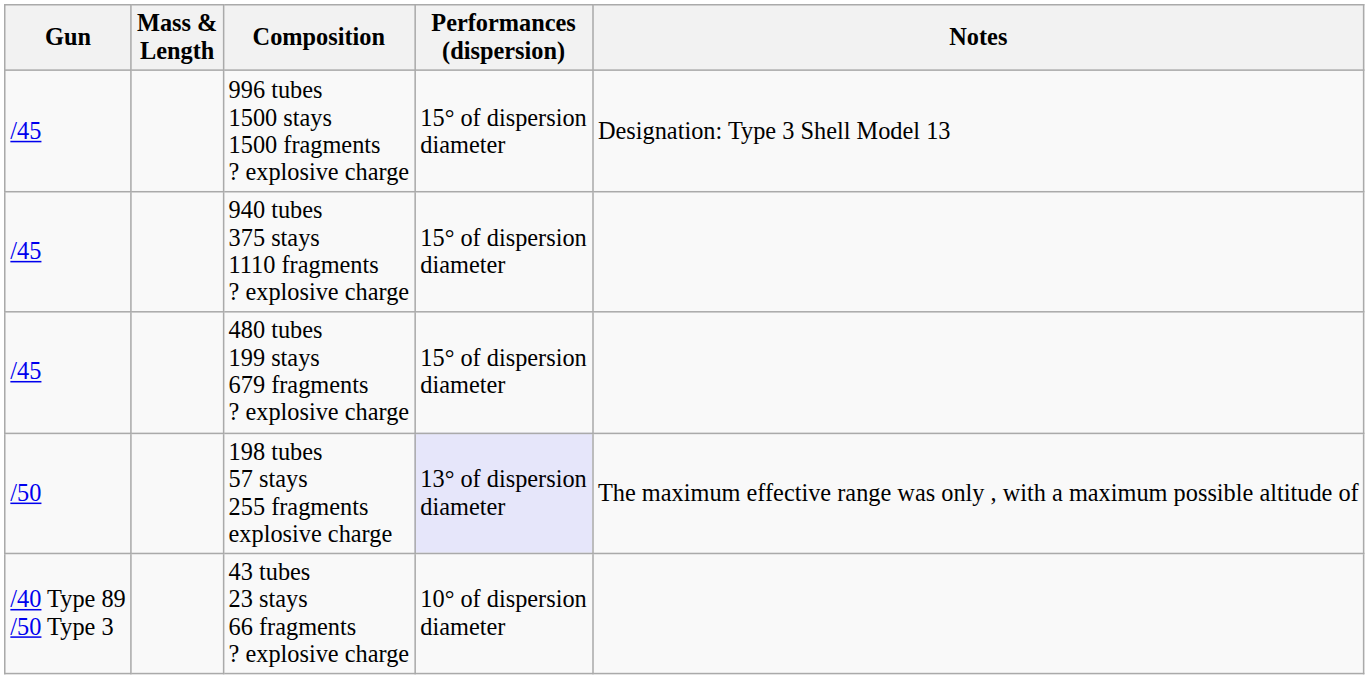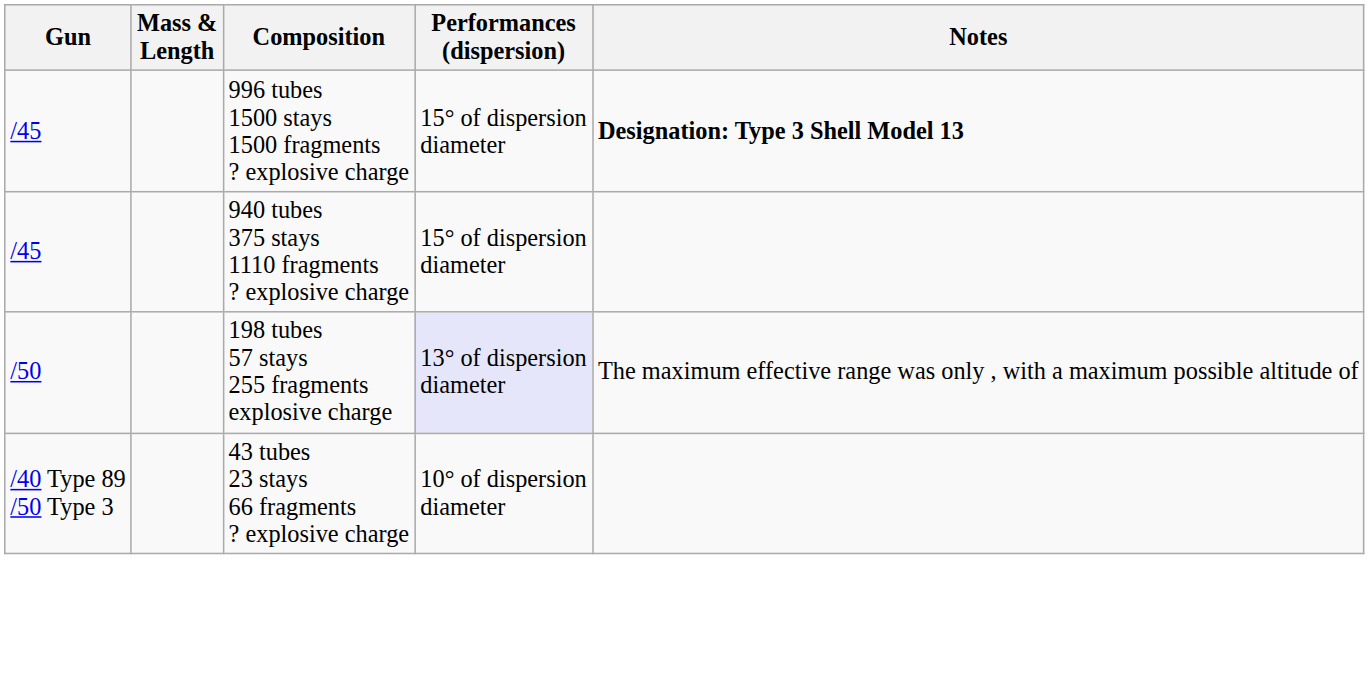(774, 130) normal -> (781, 130) bold
- row: (319, 372)
